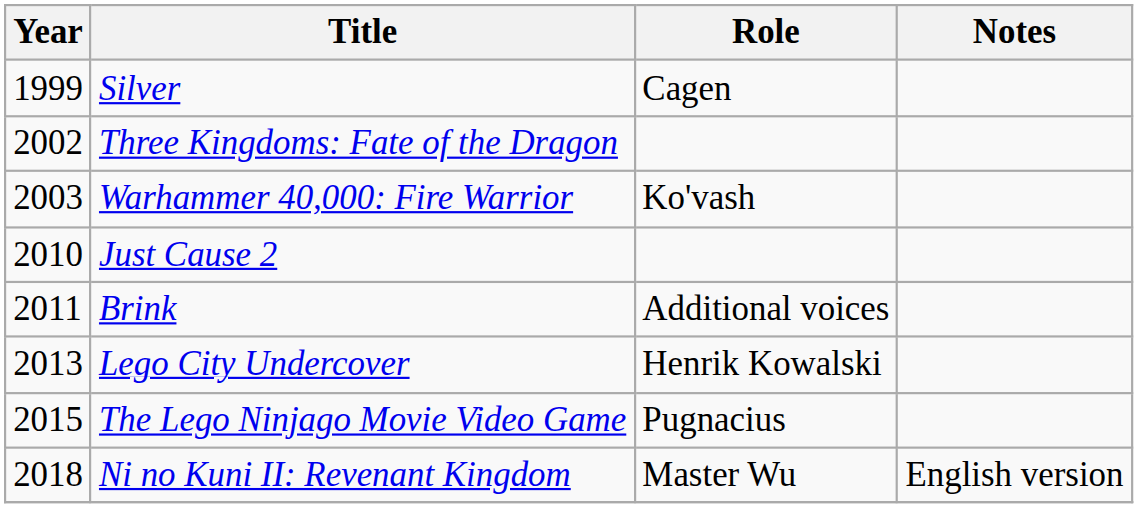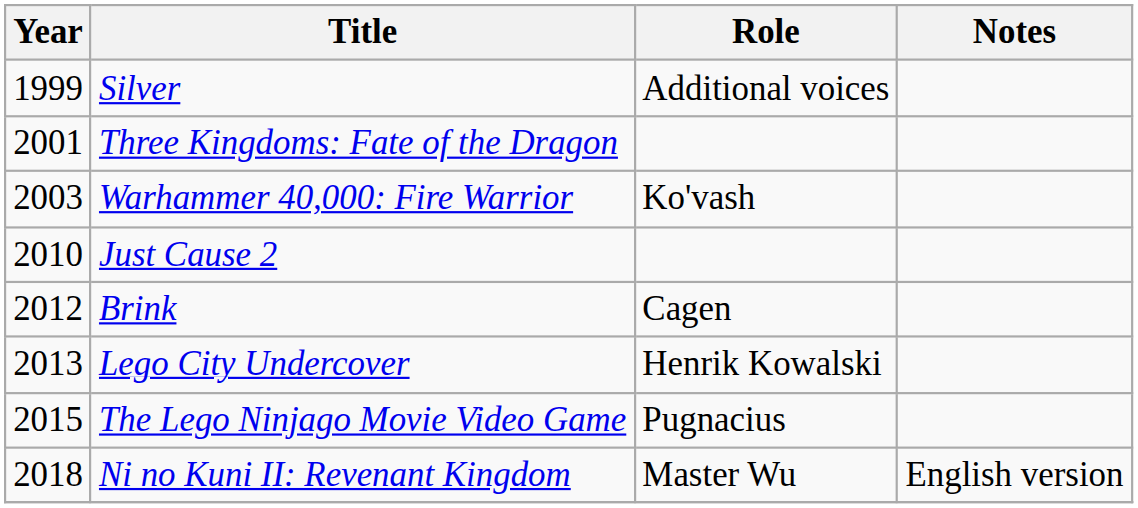(687, 87) Cagen -> (766, 87) Additional voices
(48, 142) 2002 -> (48, 142) 2001
(47, 308) 2011 -> (48, 308) 2012
(766, 308) Additional voices -> (687, 308) Cagen
